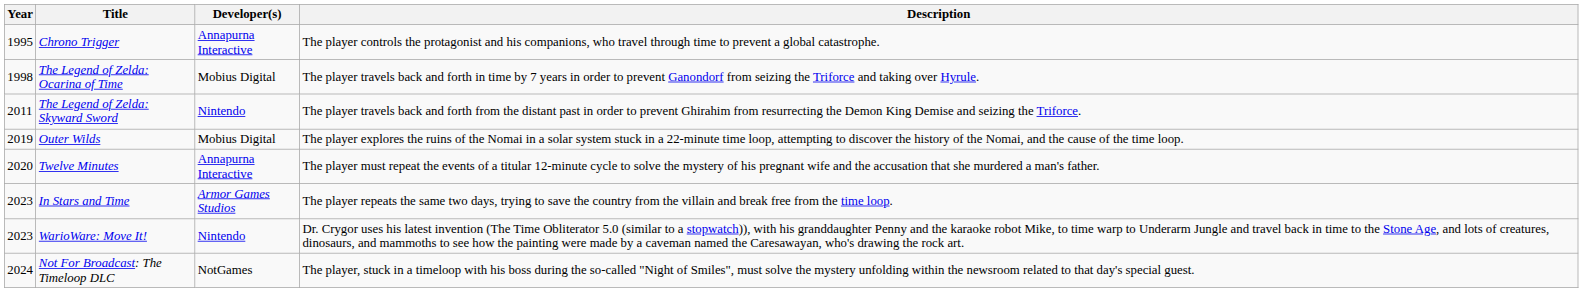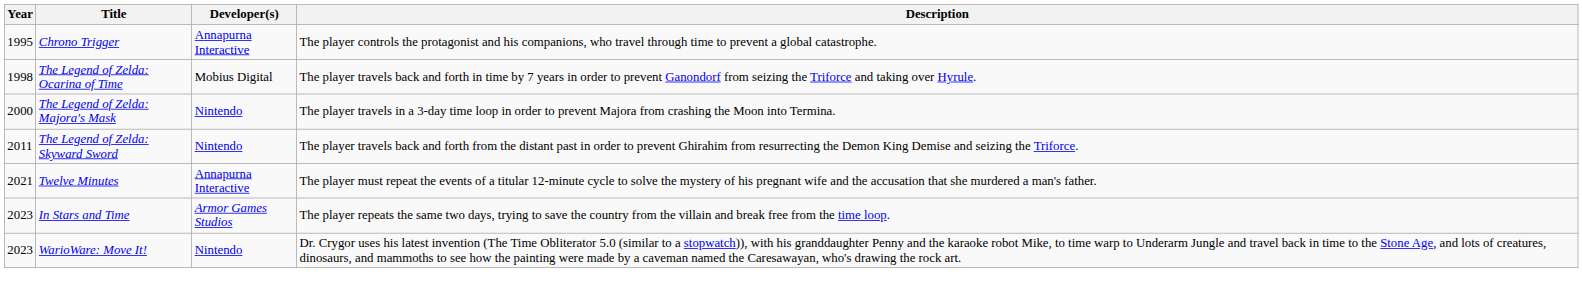+ row: (94, 111)
- row: (70, 139)
(20, 166) 2020 -> (20, 180) 2021
- row: (100, 270)
